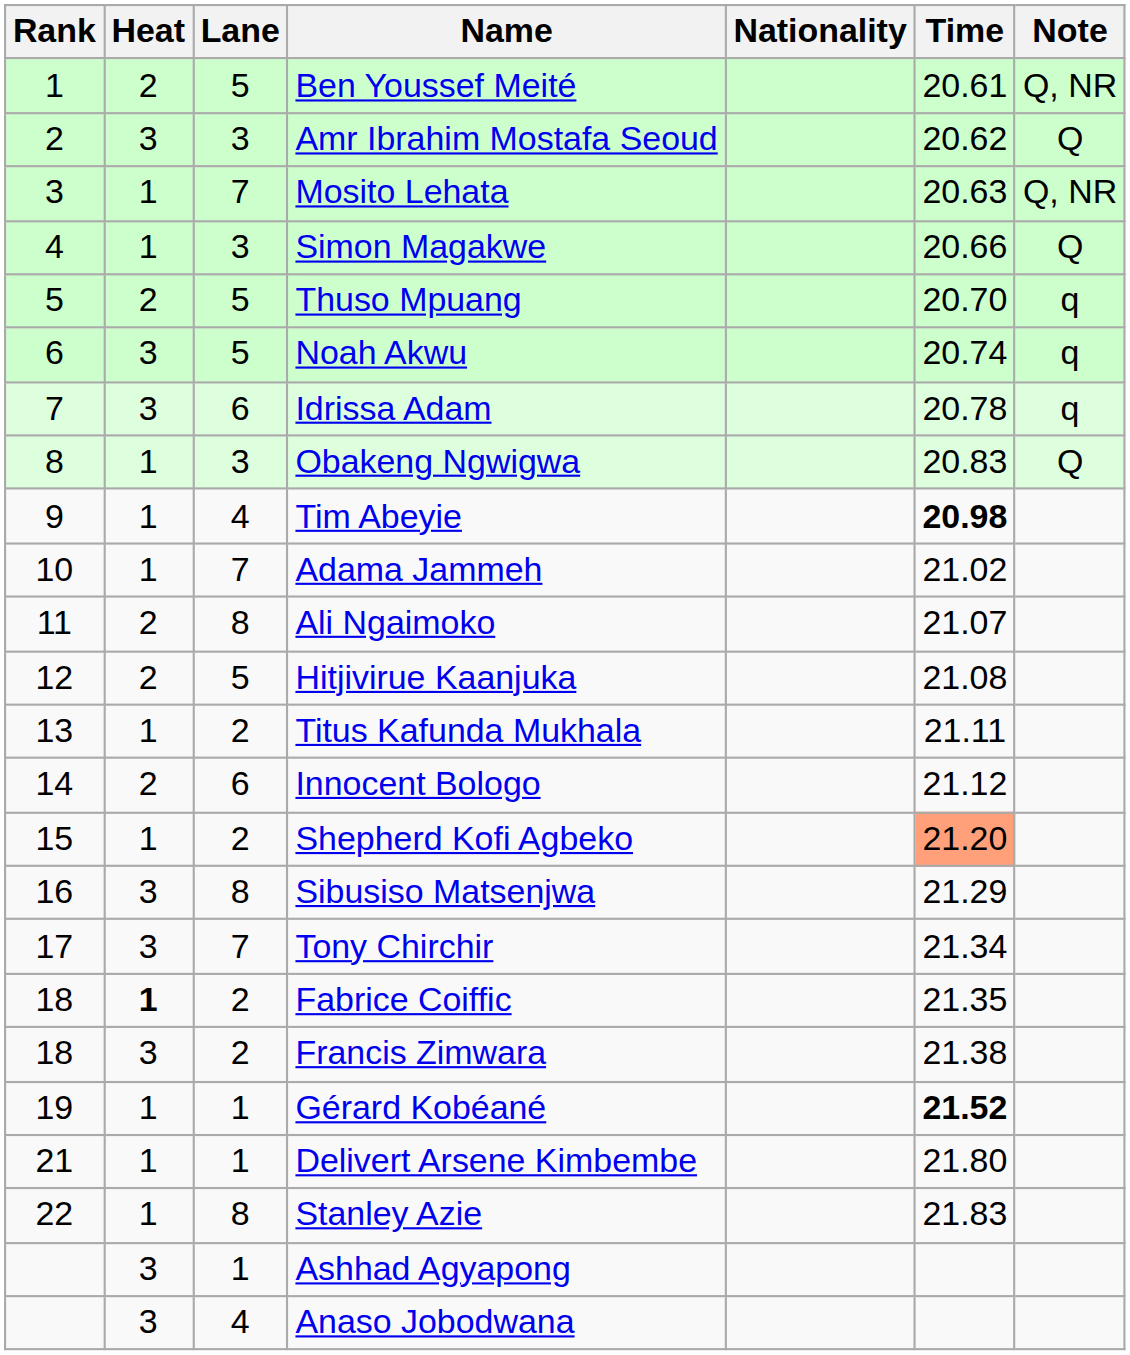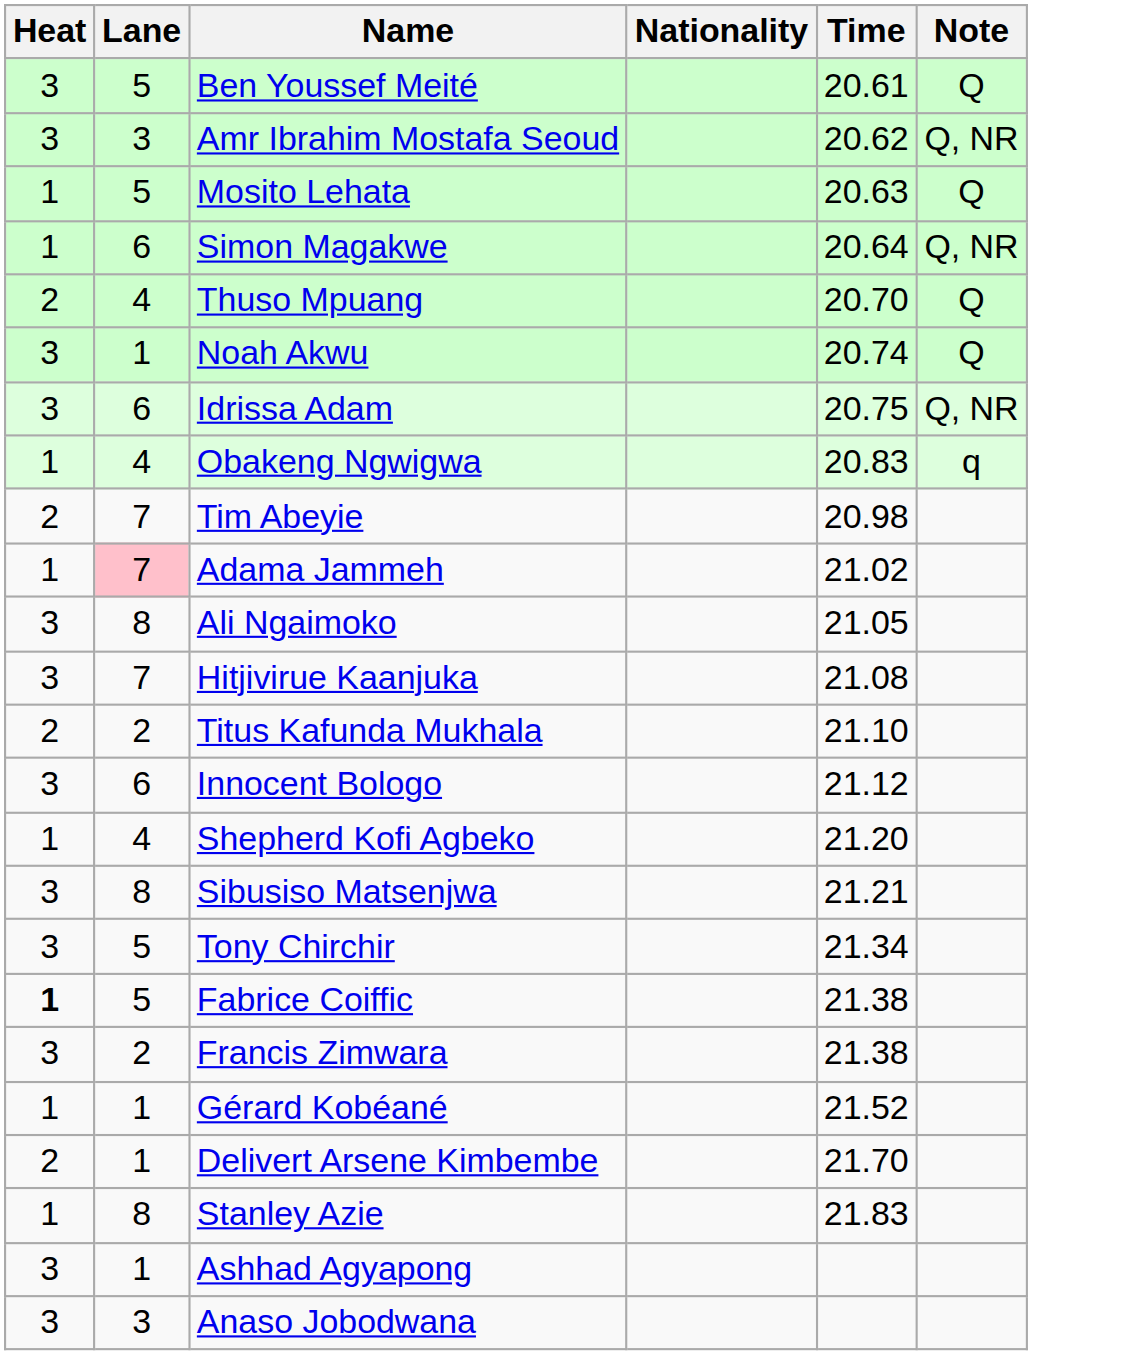- column: (54, 31)
(148, 85) 2 -> (50, 85) 3
(1070, 85) Q, NR -> (971, 85) Q
(1070, 138) Q -> (971, 138) Q, NR
(240, 192) 7 -> (142, 192) 5
(1070, 192) Q, NR -> (971, 192) Q
(240, 246) 3 -> (142, 246) 6
(965, 246) 20.66 -> (866, 246) 20.64
(1070, 246) Q -> (971, 246) Q, NR
(240, 300) 5 -> (142, 300) 4
(1070, 300) q -> (971, 300) Q
(240, 354) 5 -> (142, 354) 1
(1070, 354) q -> (971, 354) Q
(965, 407) 20.78 -> (866, 407) 20.75
(1070, 407) q -> (971, 407) Q, NR
(240, 461) 3 -> (142, 461) 4
(1070, 461) Q -> (971, 461) q
(148, 515) 1 -> (50, 515) 2
(240, 515) 4 -> (142, 515) 7
(965, 515) bold -> (866, 515) normal
(240, 569) no background -> (142, 569) pink background
(148, 623) 2 -> (50, 623) 3
(965, 623) 21.07 -> (866, 623) 21.05
(148, 676) 2 -> (50, 676) 3
(240, 676) 5 -> (142, 676) 7
(148, 730) 1 -> (50, 730) 2
(965, 730) 21.11 -> (866, 730) 21.10
(148, 784) 2 -> (50, 784) 3
(240, 838) 2 -> (142, 838) 4
(965, 838) lightsalmon background -> (866, 838) no background
(965, 892) 21.29 -> (866, 892) 21.21
(240, 945) 7 -> (142, 945) 5
(240, 999) 2 -> (142, 999) 5
(965, 999) 21.35 -> (866, 999) 21.38
(965, 1107) bold -> (866, 1107) normal
(148, 1161) 1 -> (50, 1161) 2
(965, 1161) 21.80 -> (866, 1161) 21.70
(240, 1322) 4 -> (142, 1322) 3
